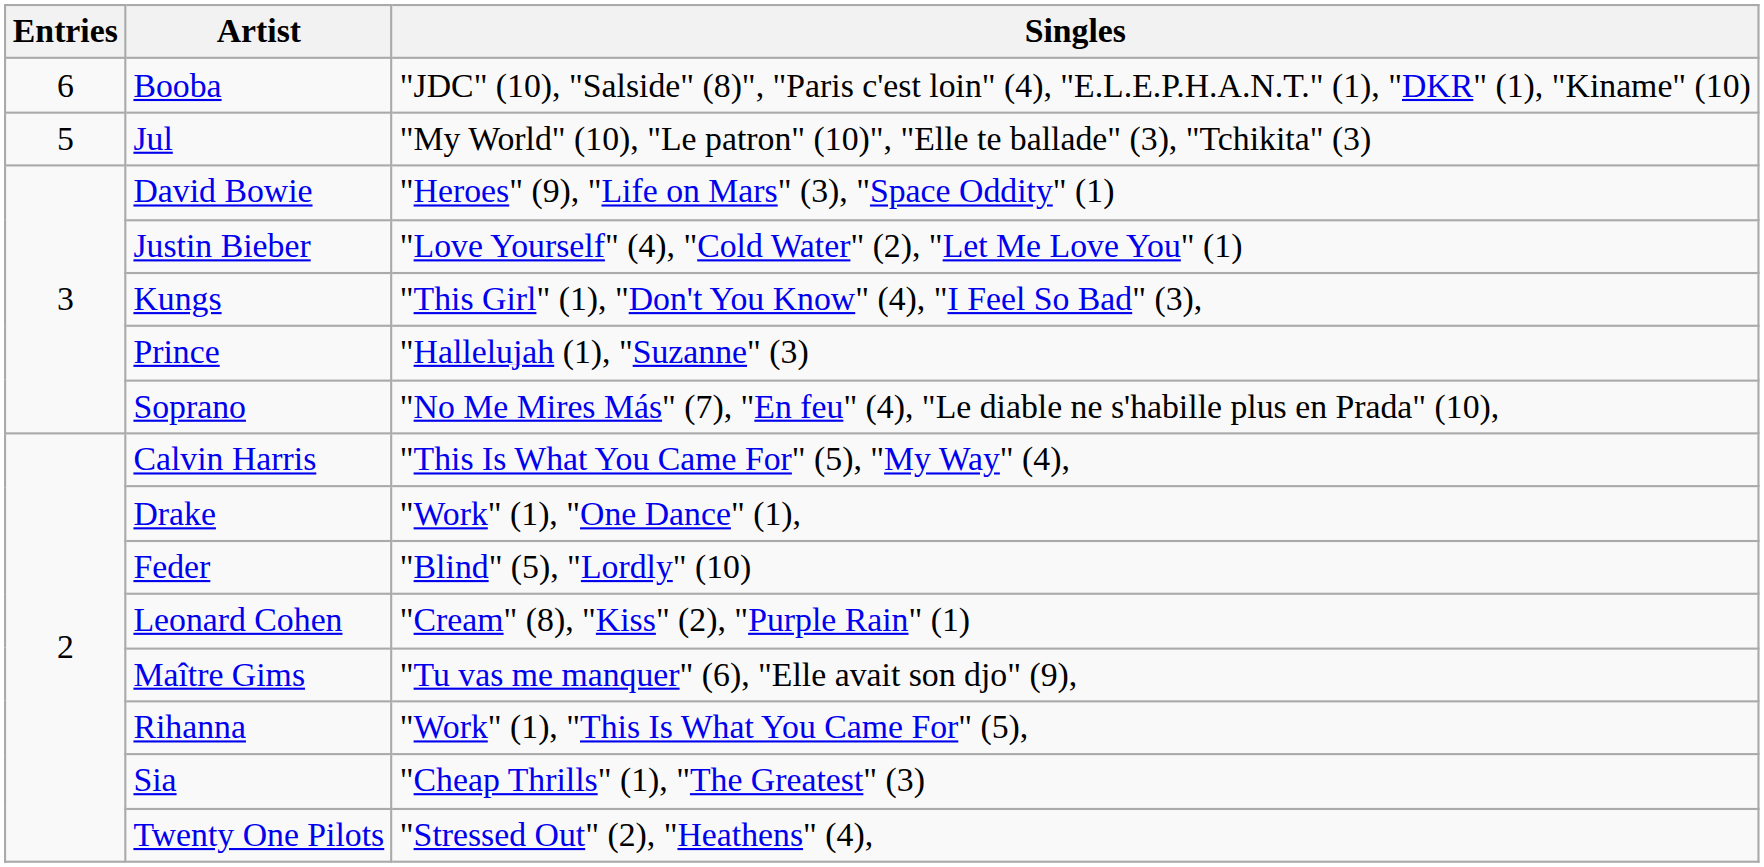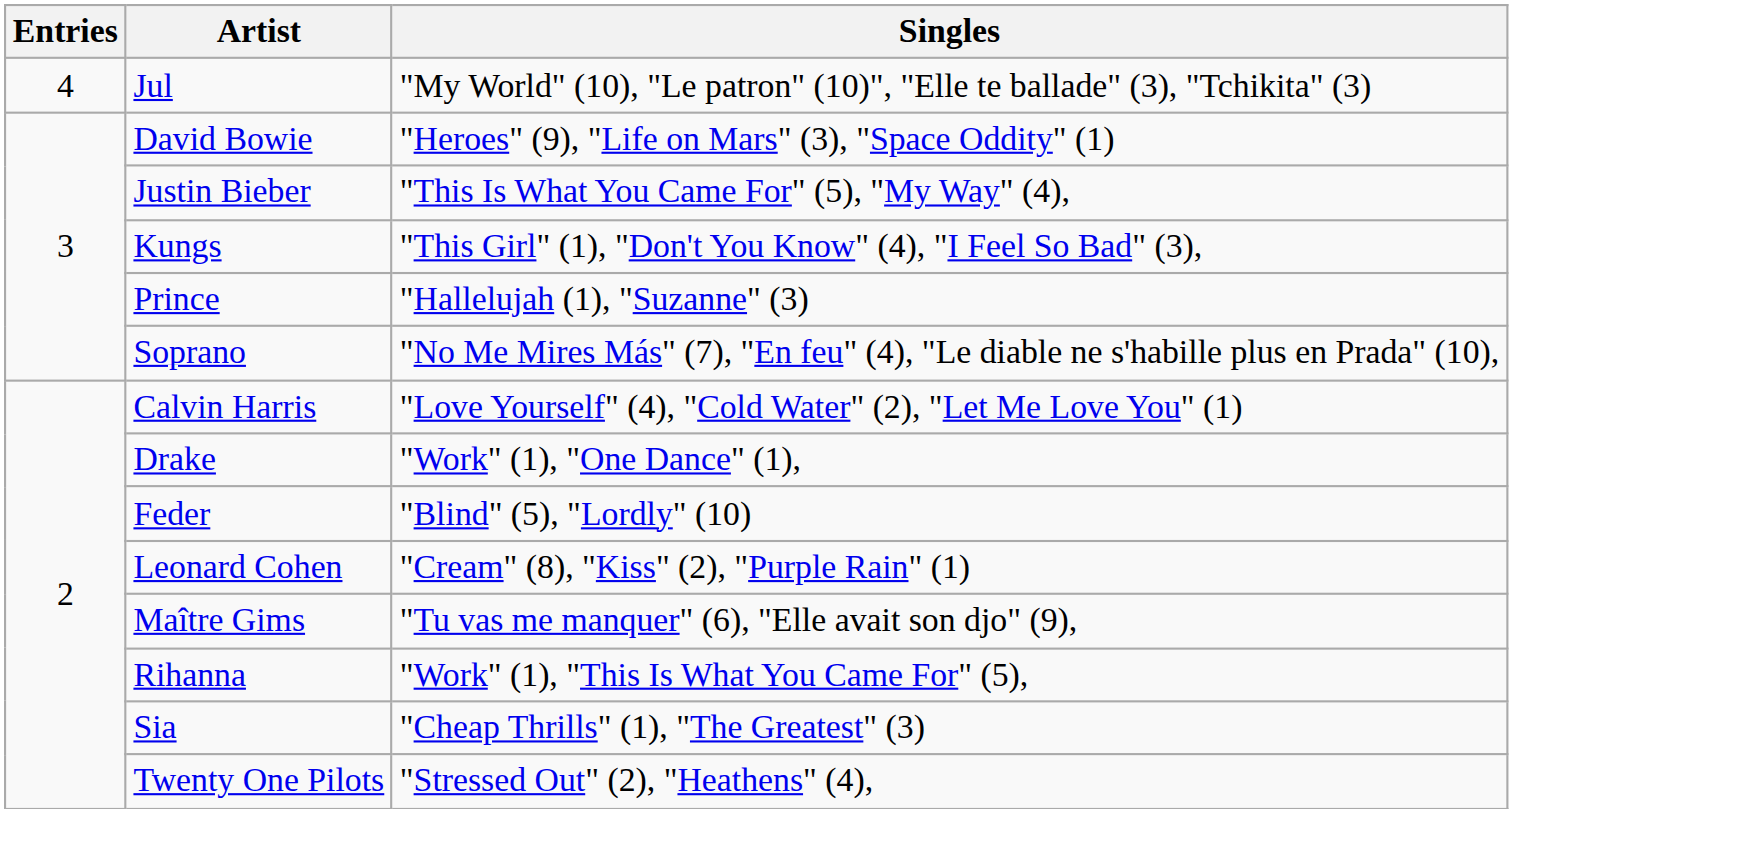- row: (178, 84)
(65, 138) 5 -> (65, 84) 4
(821, 245) "Love Yourself" (4), "Cold Water" (2), "Let Me Love You" (1) -> (735, 191) "This Is What You Came For" (5), "My Way" (4),
(735, 459) "This Is What You Came For" (5), "My Way" (4), -> (821, 406) "Love Yourself" (4), "Cold Water" (2), "Let Me Love You" (1)
